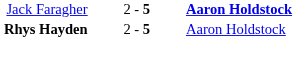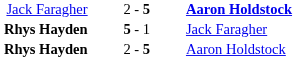+ row: (46, 29)
